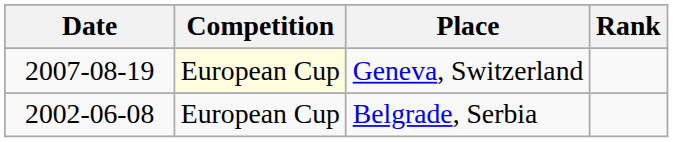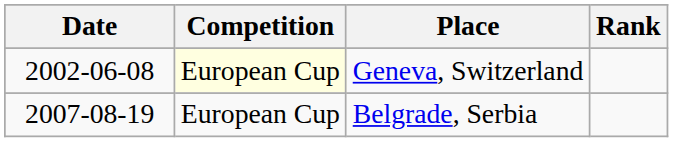(90, 70) 2007-08-19 -> (90, 70) 2002-06-08
(90, 114) 2002-06-08 -> (90, 114) 2007-08-19
